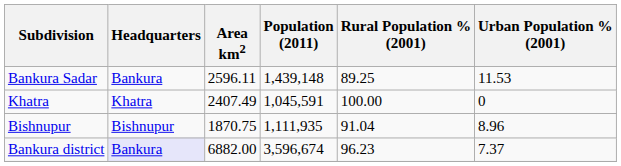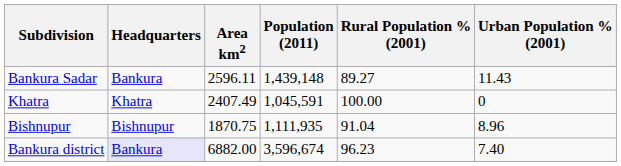(358, 78) 89.25 -> (358, 78) 89.27
(495, 78) 11.53 -> (495, 78) 11.43
(491, 149) 7.37 -> (491, 149) 7.40
